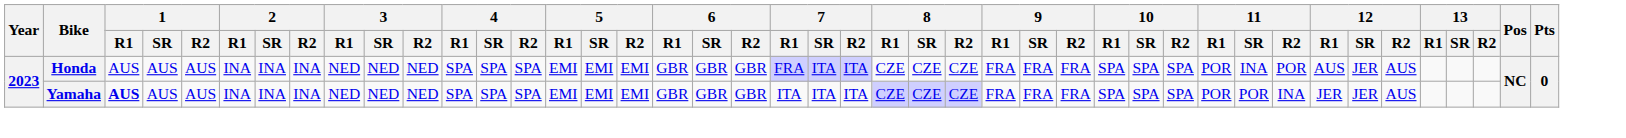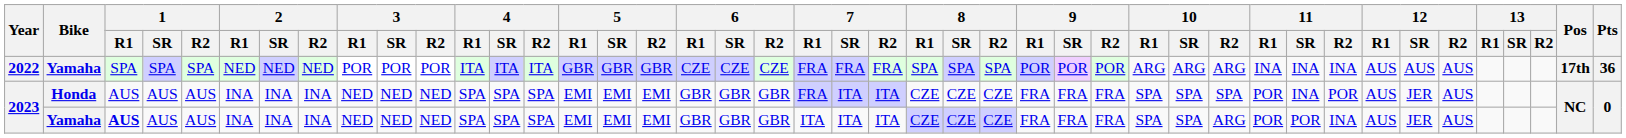+ row: (24, 69)
(1180, 94) SPA -> (1229, 120) ARG
(1329, 94) JER -> (1381, 120) AUS
